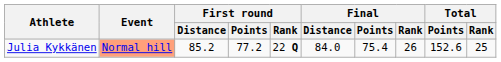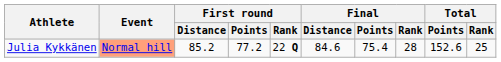(328, 48) 84.0 -> (328, 48) 84.6
(411, 48) 26 -> (411, 48) 28
